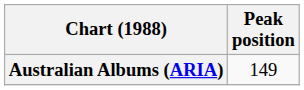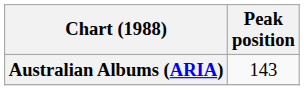(263, 69) 149 -> (263, 69) 143
